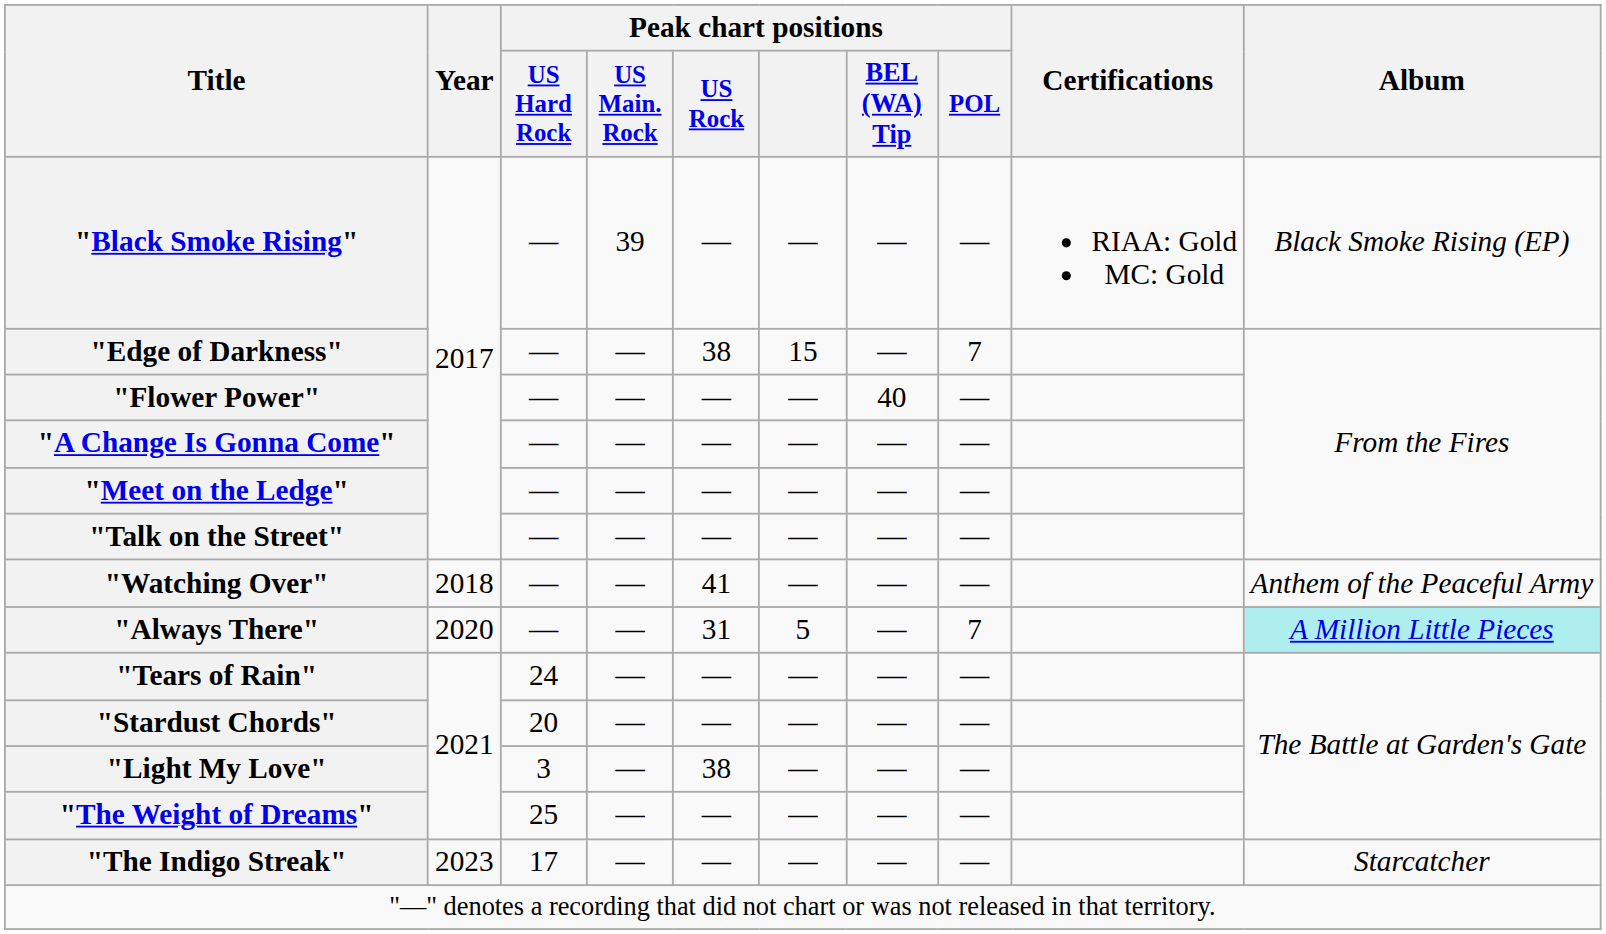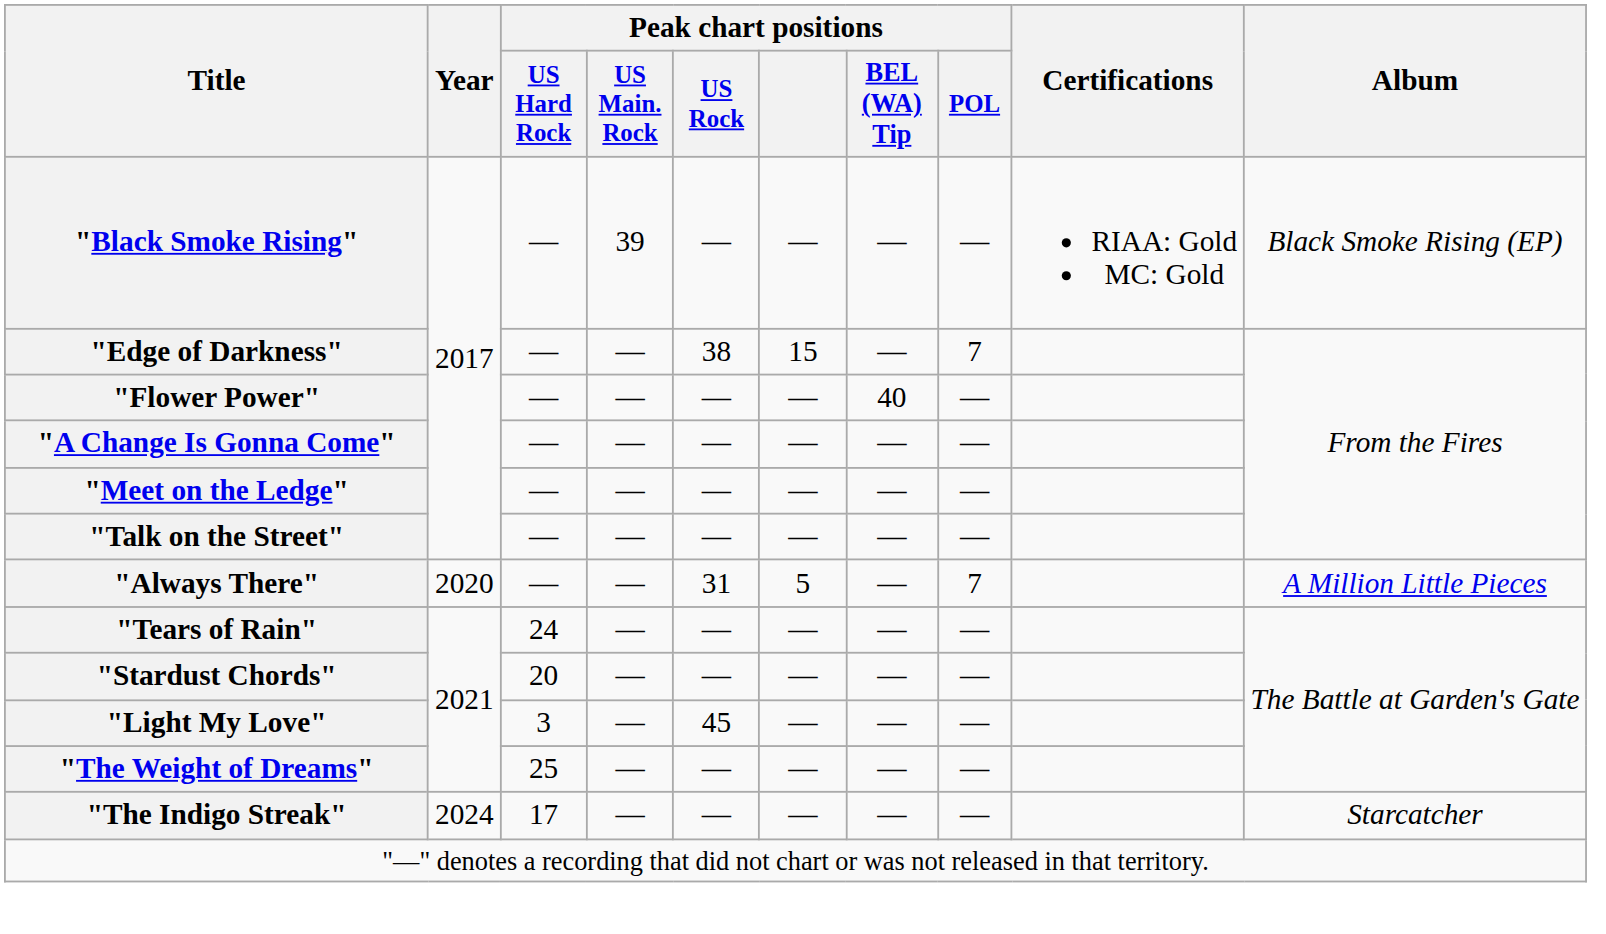- row: (217, 582)
(1422, 629) paleturquoise background -> (1415, 582) no background
(716, 768) 38 -> (716, 722) 45
(464, 861) 2023 -> (464, 815) 2024
